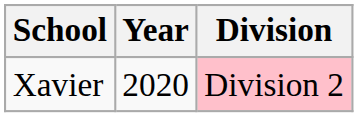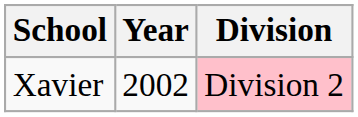(156, 83) 2020 -> (156, 83) 2002
